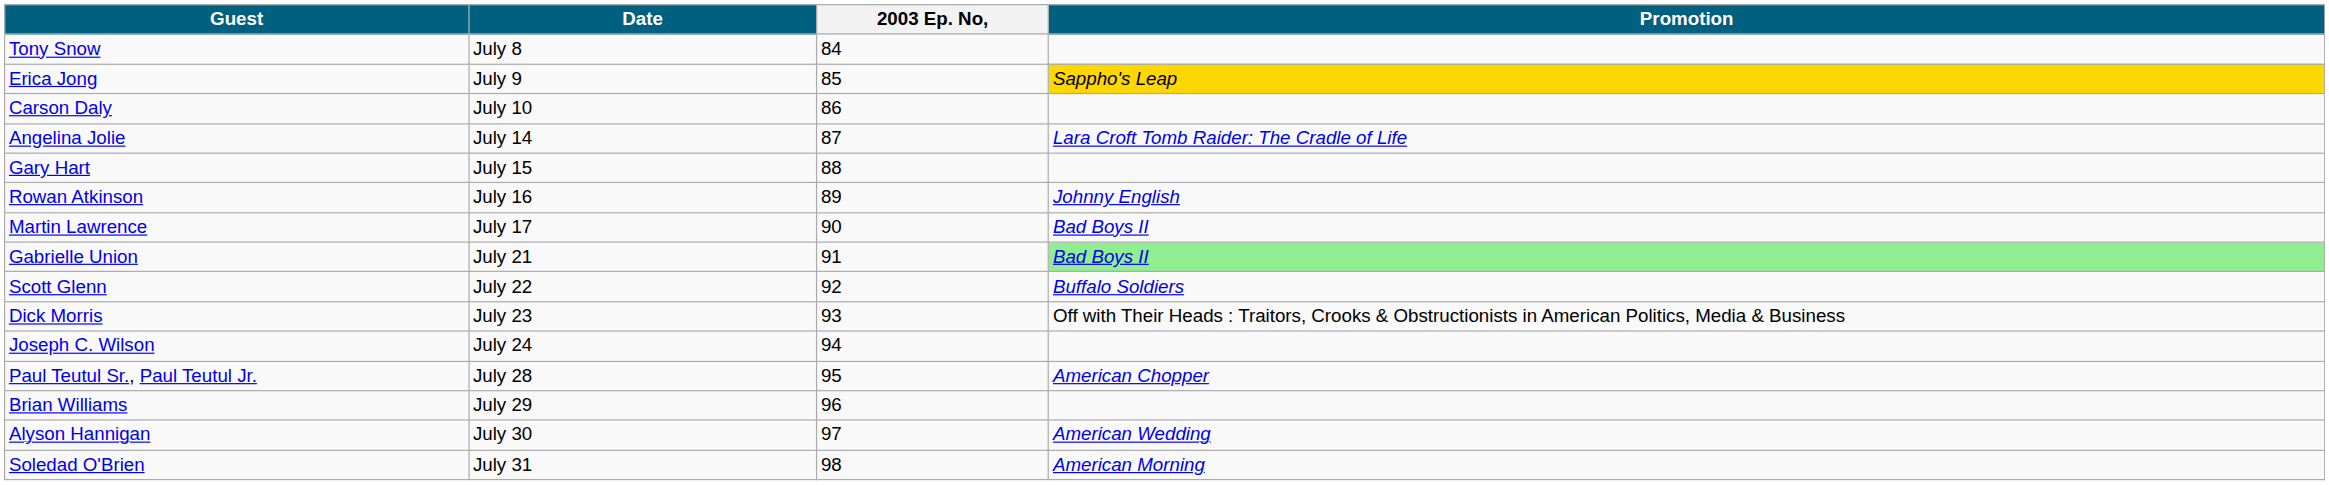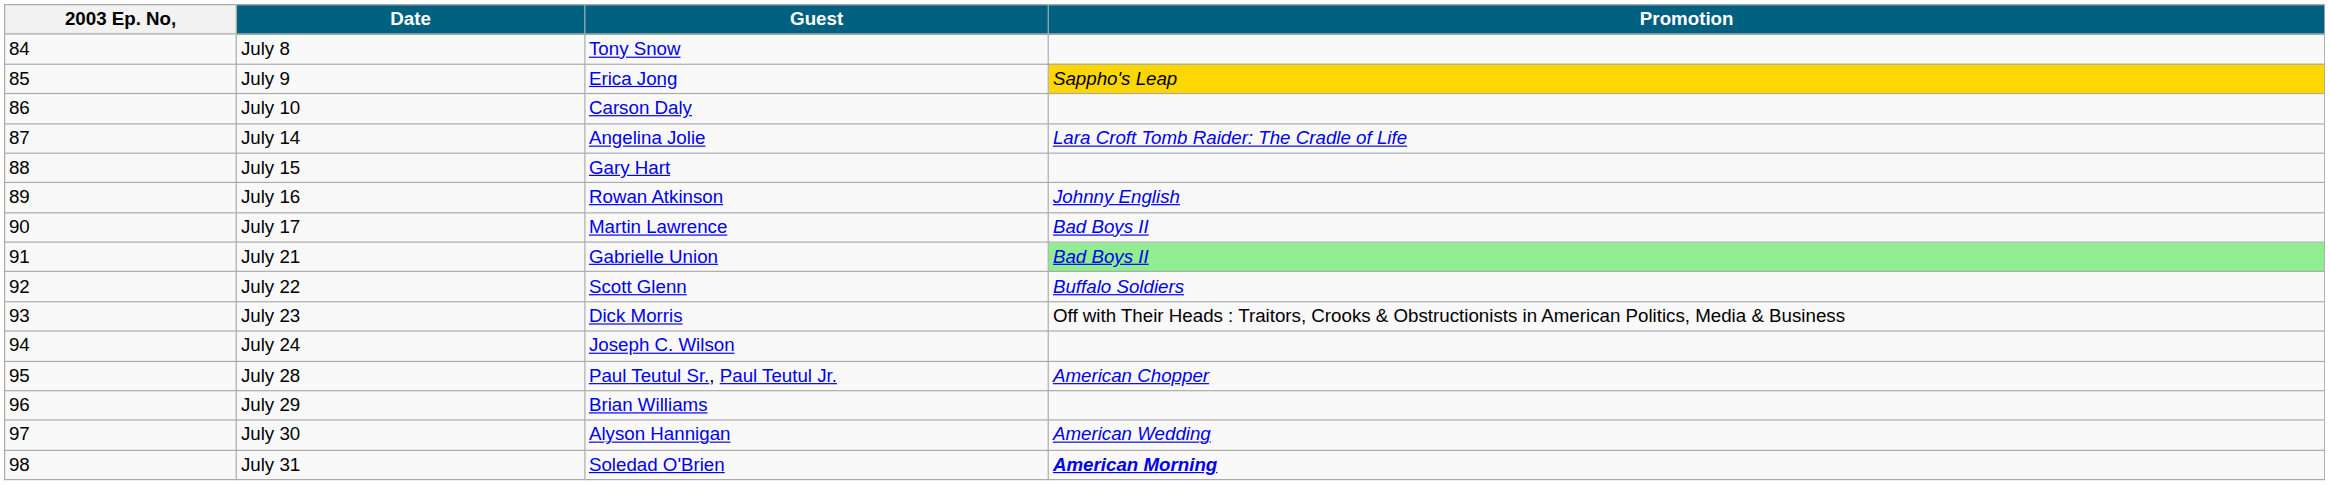columns swapped: (933, 19) <-> (237, 19)
(1129, 464) normal -> (1135, 464) bold
